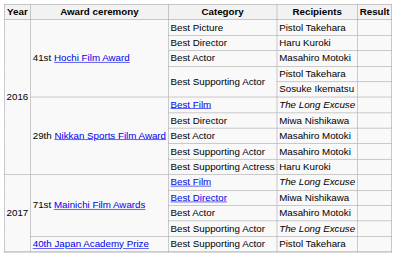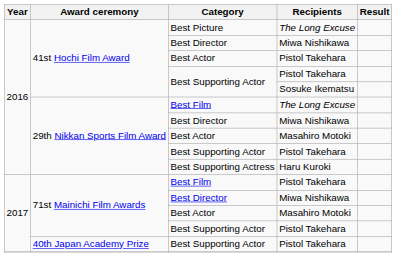(312, 27) Pistol Takehara -> (317, 27) The Long Excuse
(305, 43) Haru Kuroki -> (314, 43) Miwa Nishikawa
(315, 58) Masahiro Motoki -> (312, 58) Pistol Takehara
(315, 151) Masahiro Motoki -> (312, 151) Pistol Takehara
(317, 182) The Long Excuse -> (312, 182) Pistol Takehara
(317, 228) The Long Excuse -> (312, 228) Pistol Takehara
